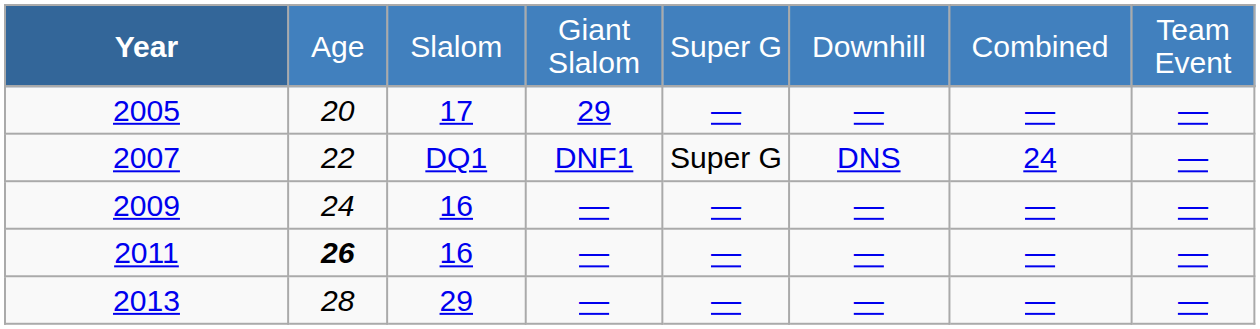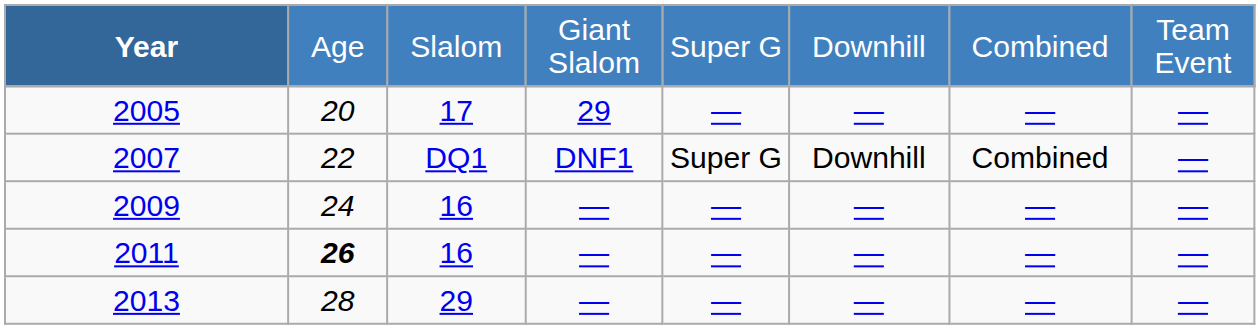(869, 158) DNS -> (869, 158) Downhill
(1040, 158) 24 -> (1040, 158) Combined
